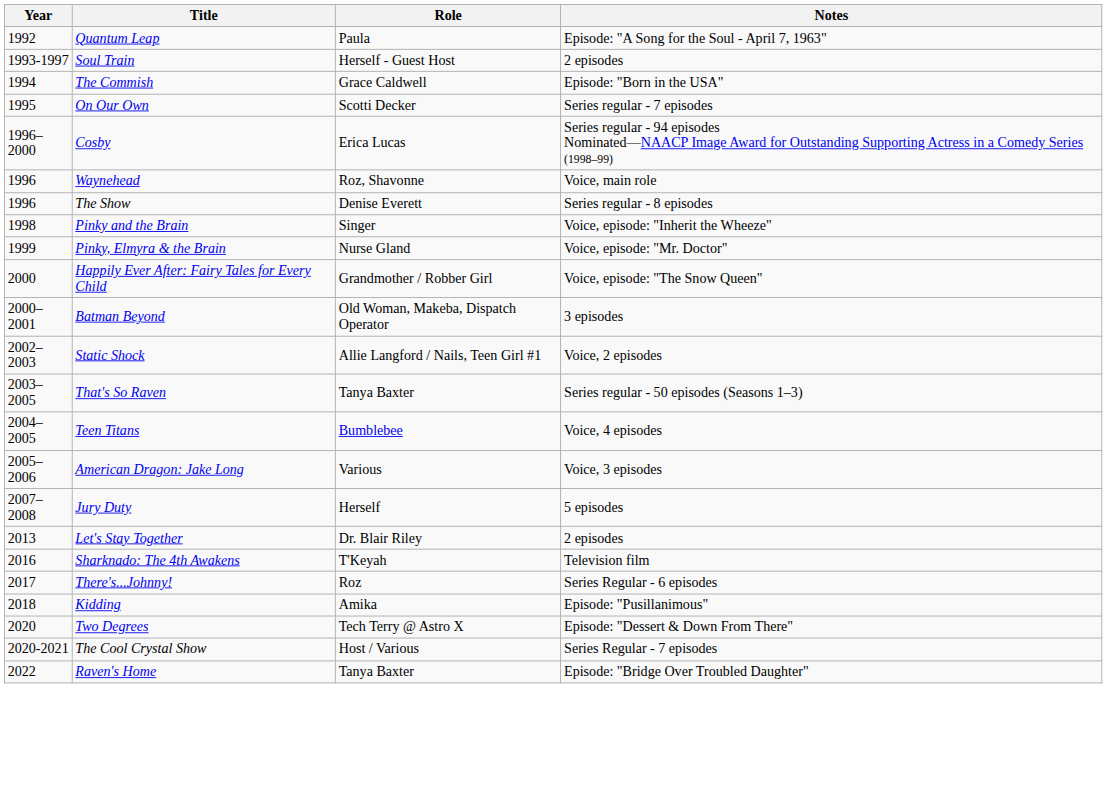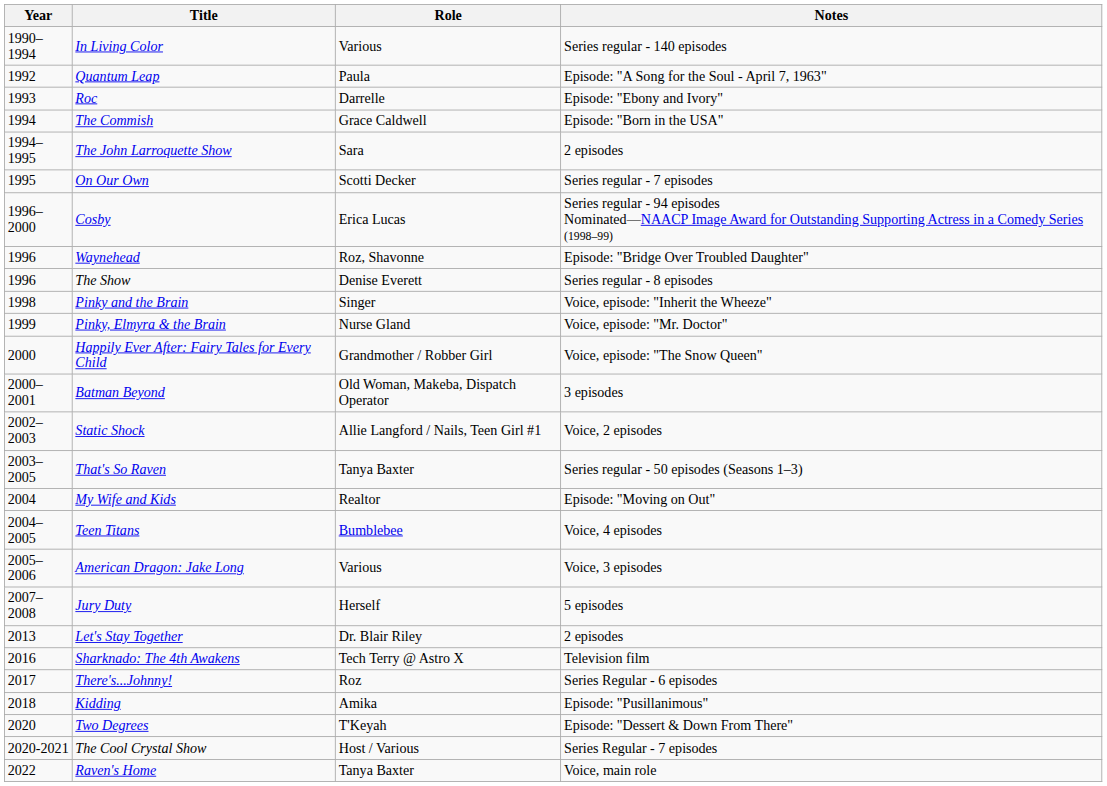+ row: (119, 45)
+ row: (86, 98)
- row: (105, 60)
+ row: (154, 151)
(610, 181) Voice, main role -> (686, 257) Episode: "Bridge Over Troubled Daughter"
+ row: (126, 499)
(363, 560) T'Keyah -> (401, 658) Tech Terry @ Astro X
(401, 627) Tech Terry @ Astro X -> (363, 725) T'Keyah
(686, 671) Episode: "Bridge Over Troubled Daughter" -> (610, 770) Voice, main role
